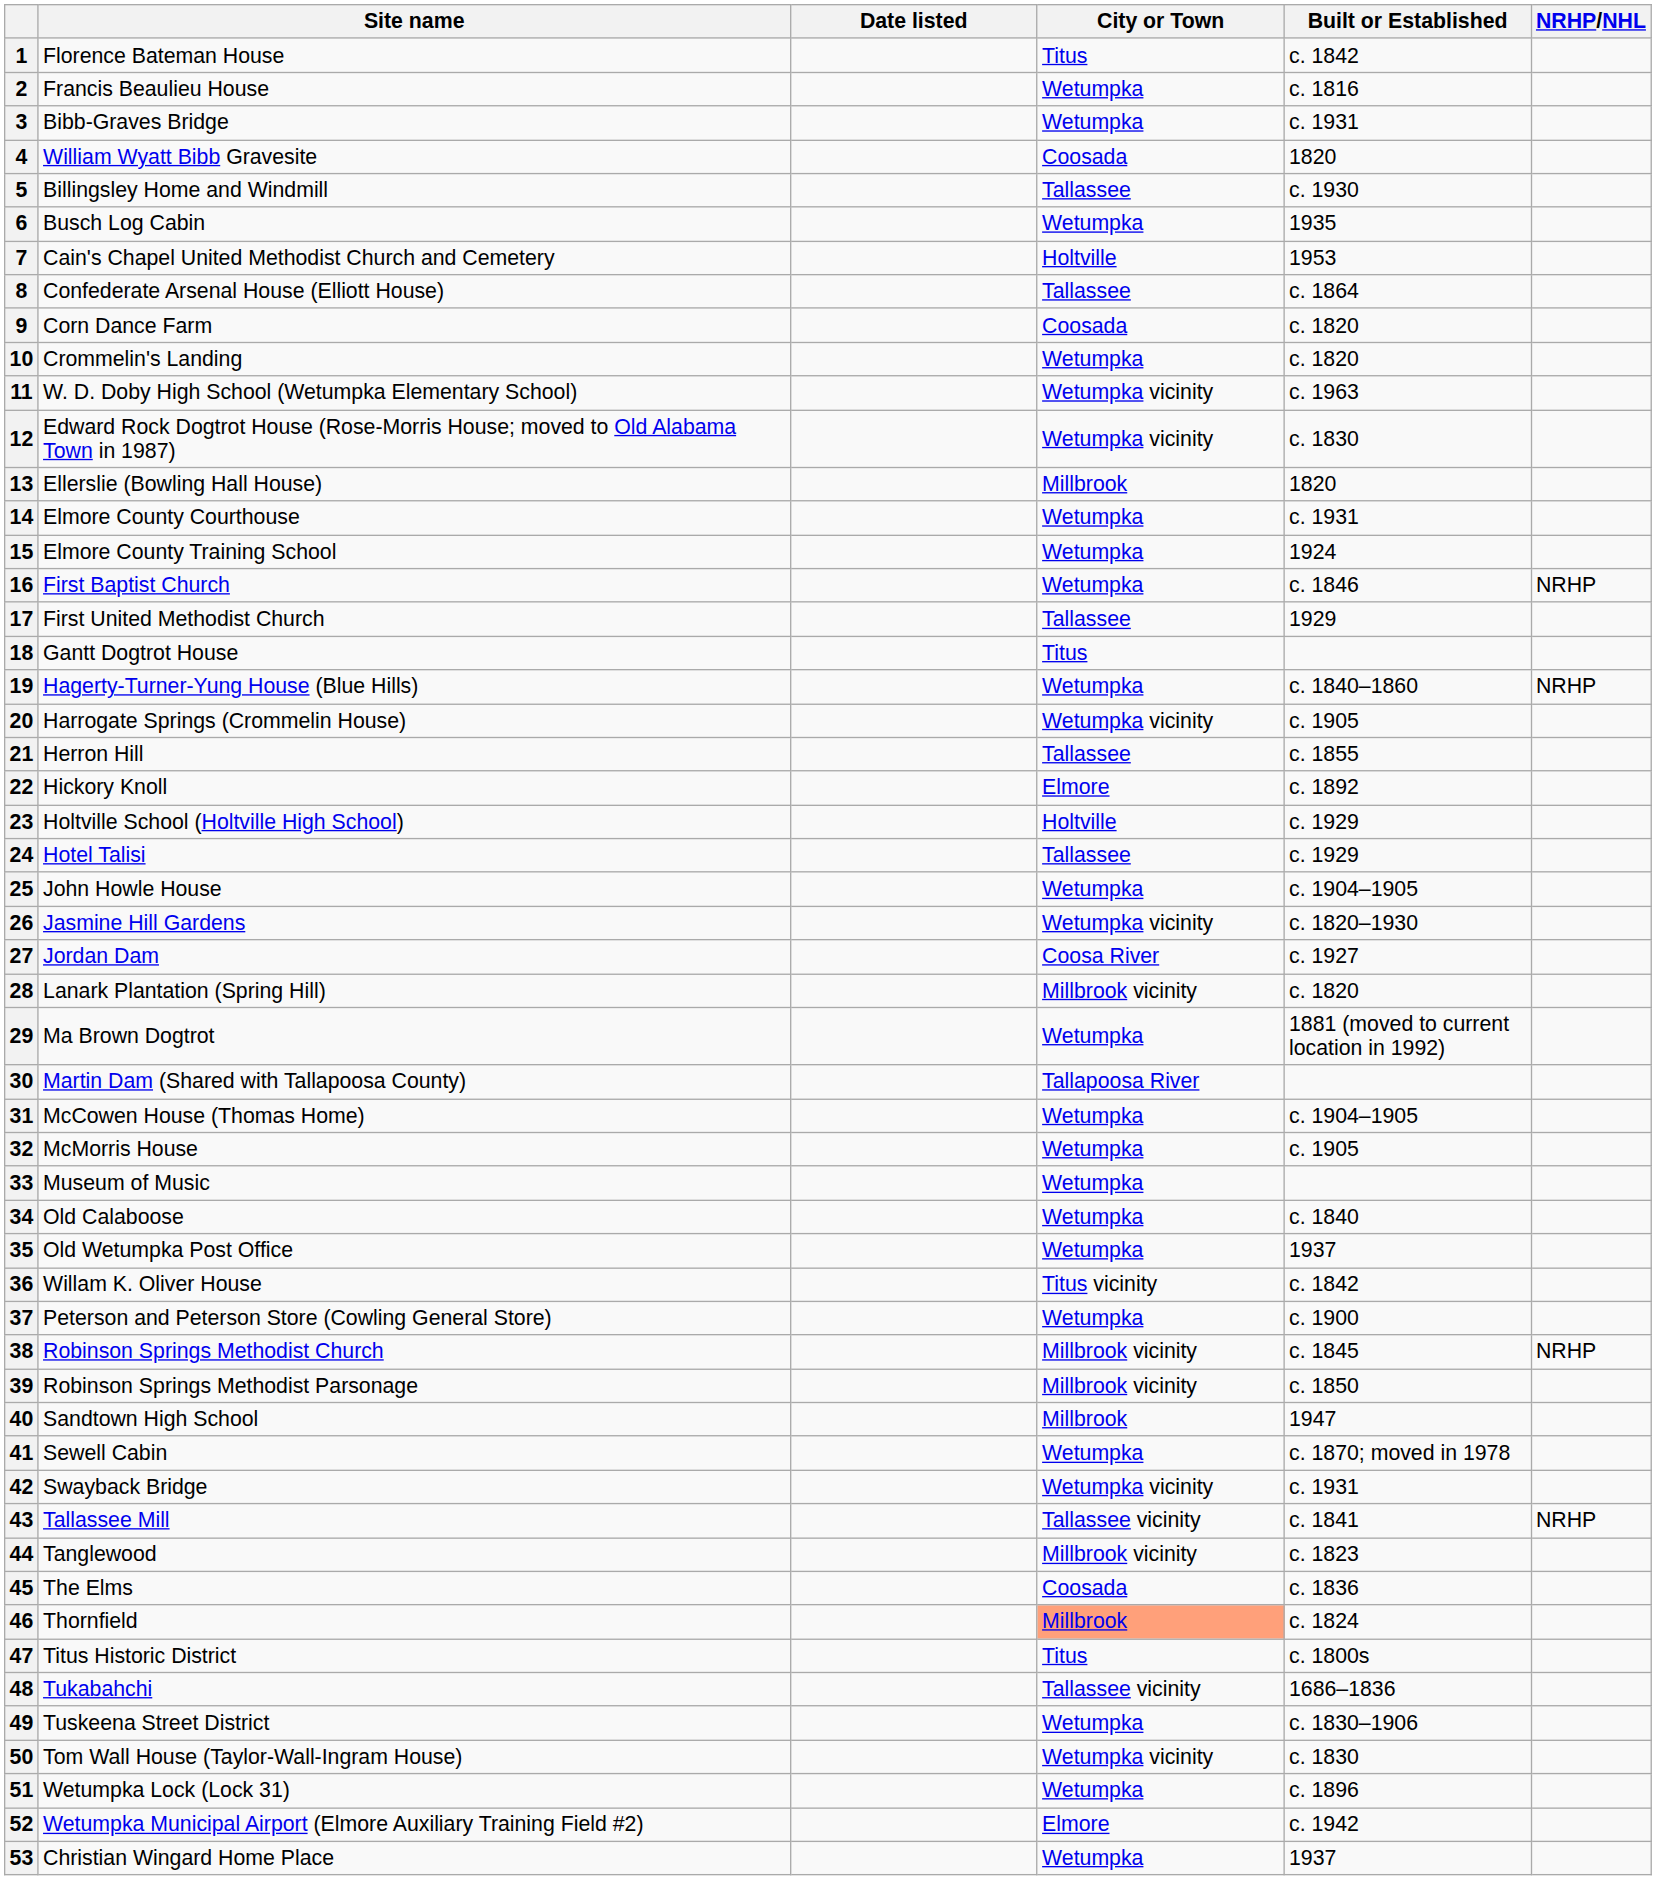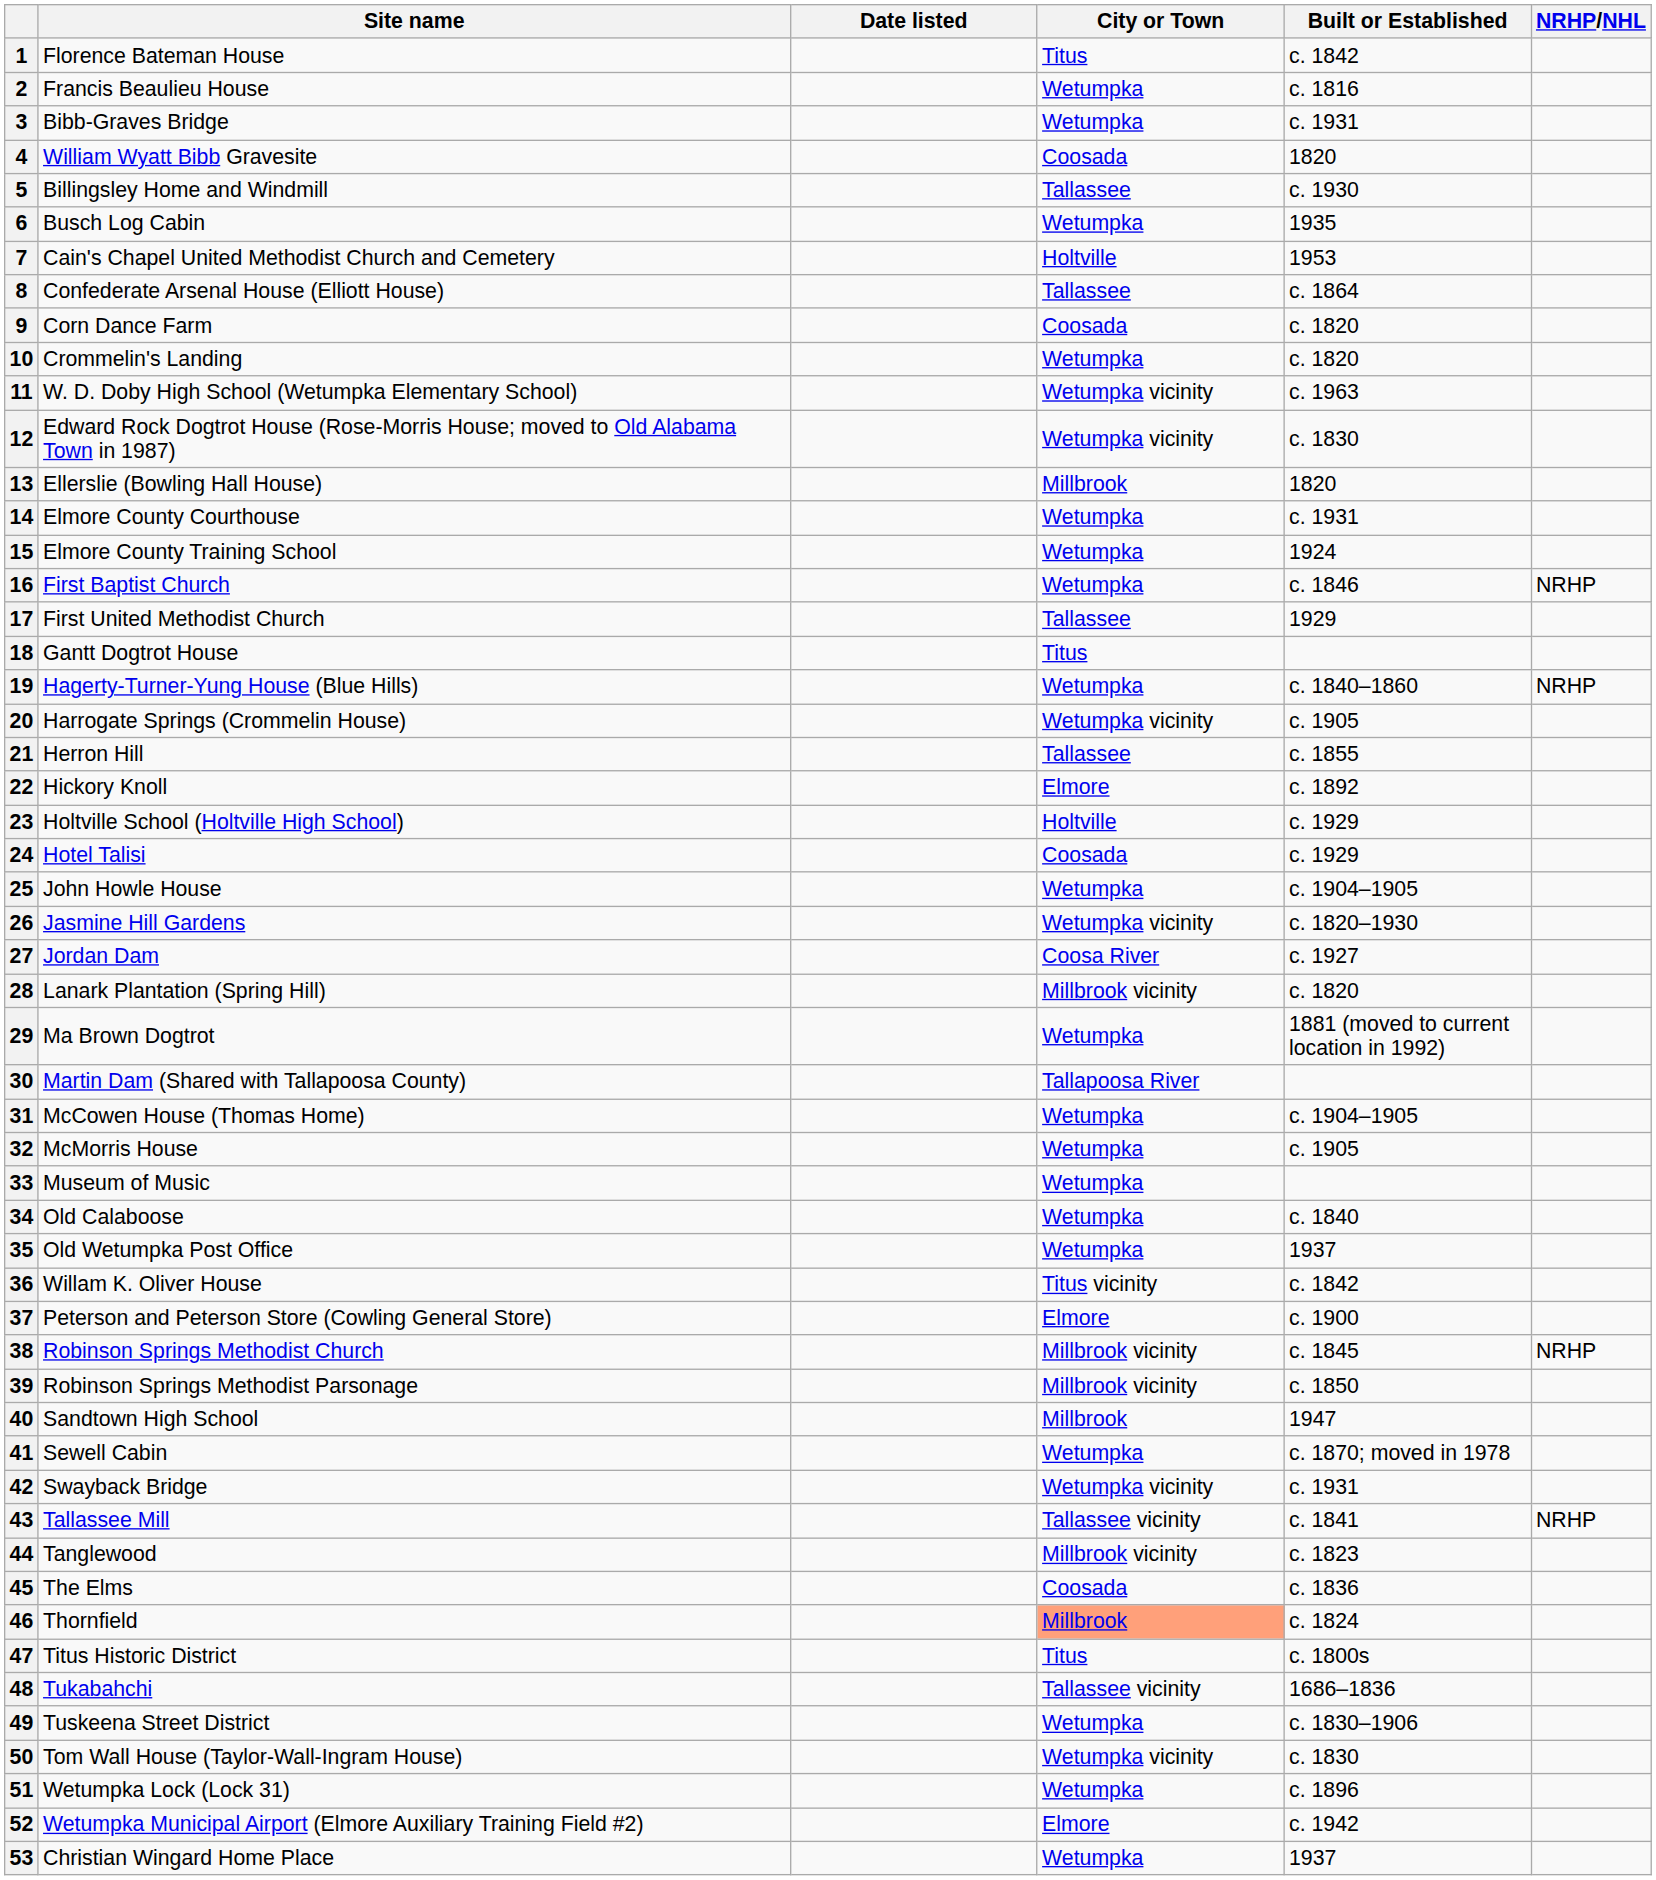(1086, 855) Tallassee -> (1085, 855) Coosada
(1093, 1317) Wetumpka -> (1076, 1317) Elmore
